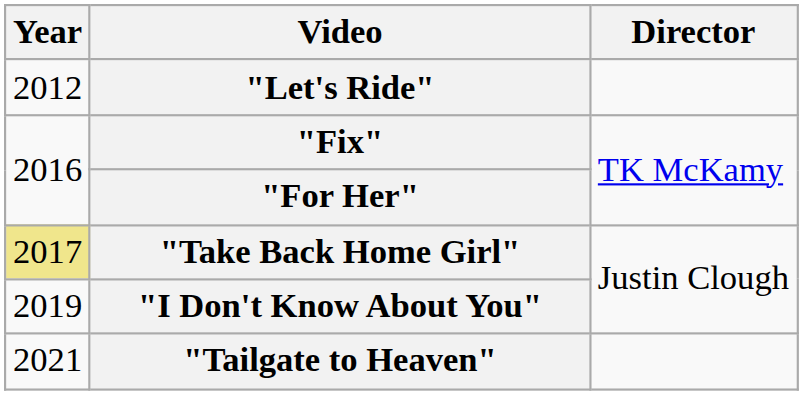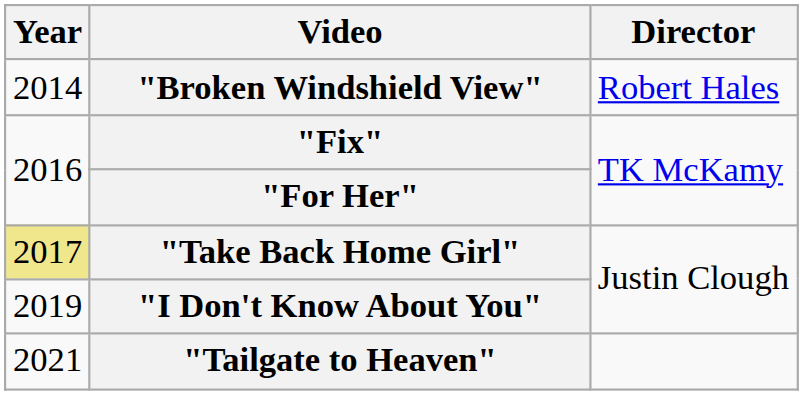- row: (340, 86)
+ row: (340, 86)
